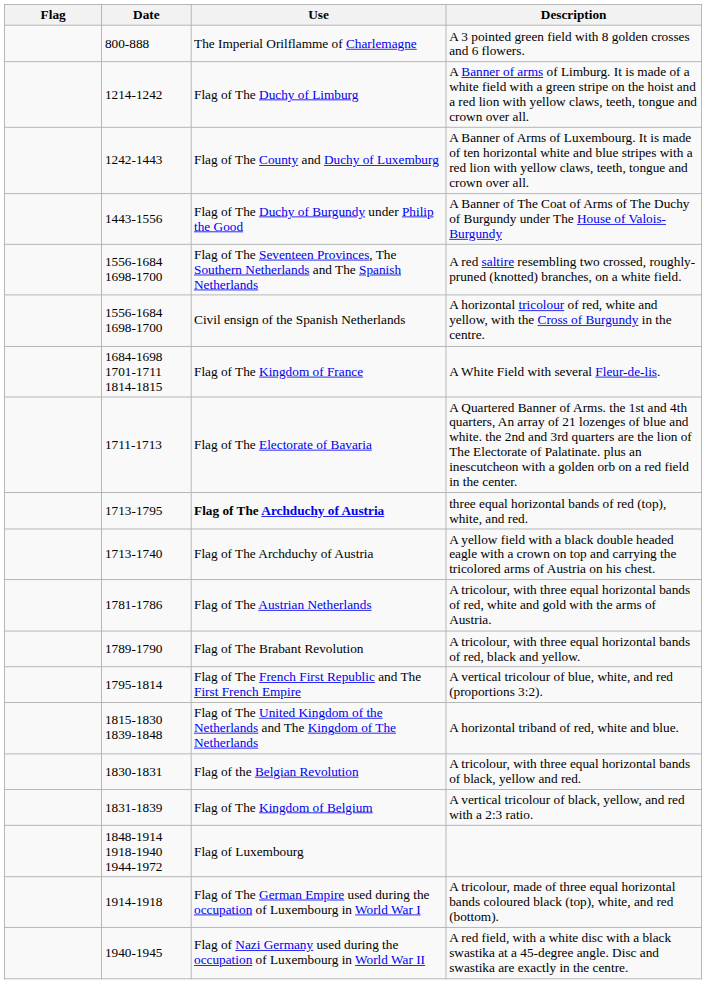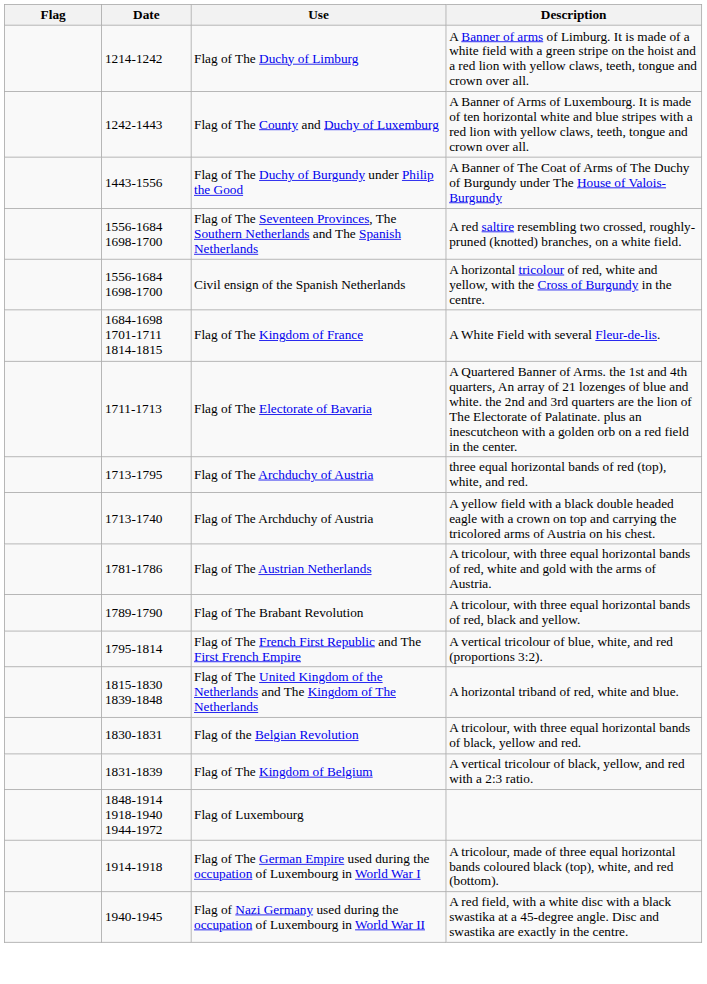- row: (569, 43)
(289, 510) bold -> (284, 474) normal
